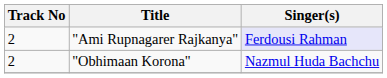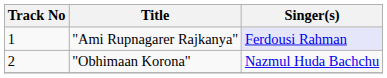(11, 38) 2 -> (11, 38) 1
